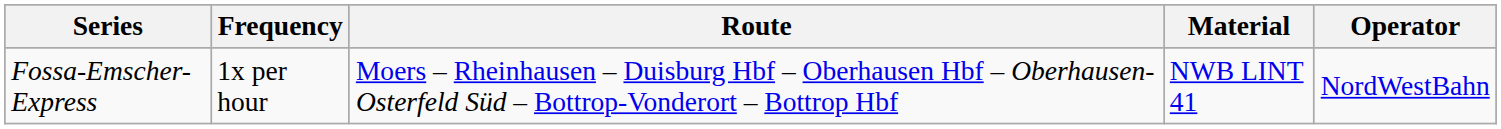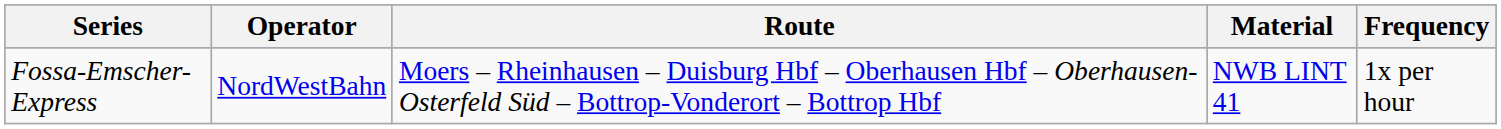columns swapped: (1405, 26) <-> (280, 26)
